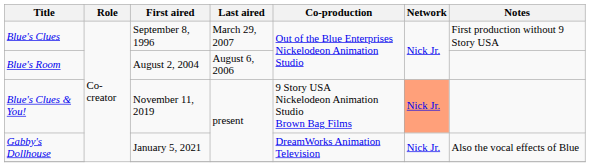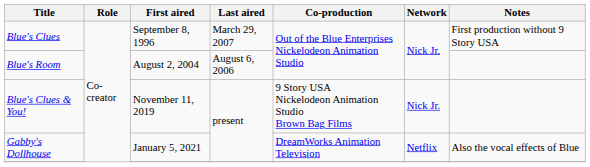(423, 106) lightsalmon background -> (423, 106) no background
(423, 147) Nick Jr. -> (422, 147) Netflix
